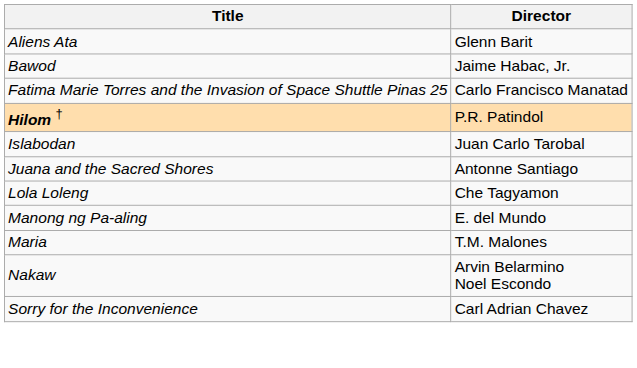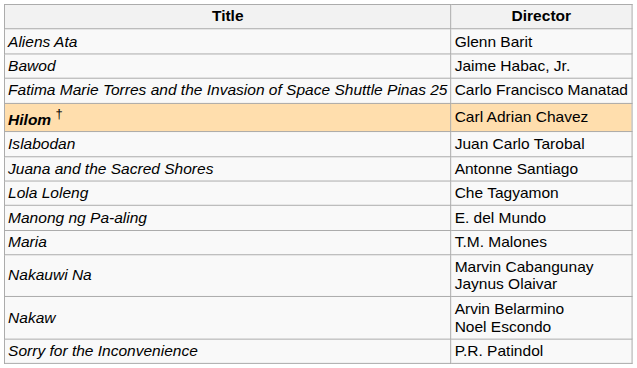(499, 117) P.R. Patindol -> (521, 117) Carl Adrian Chavez
+ row: (50, 275)
(521, 309) Carl Adrian Chavez -> (499, 351) P.R. Patindol
